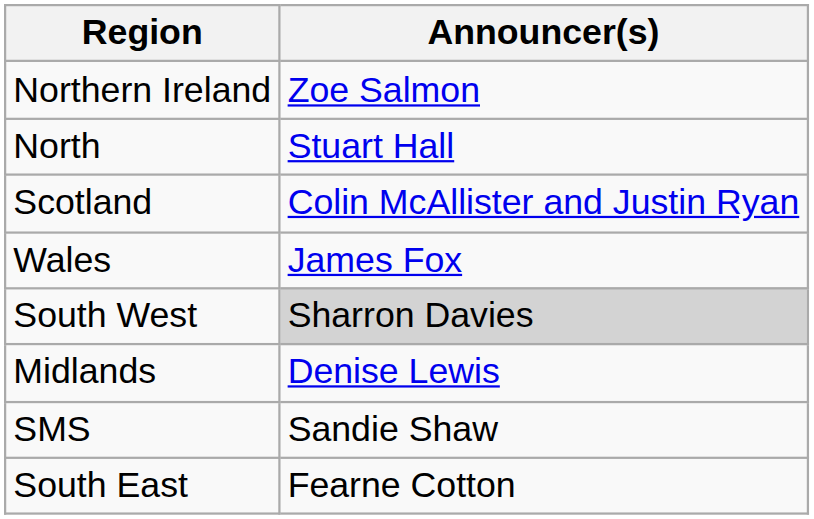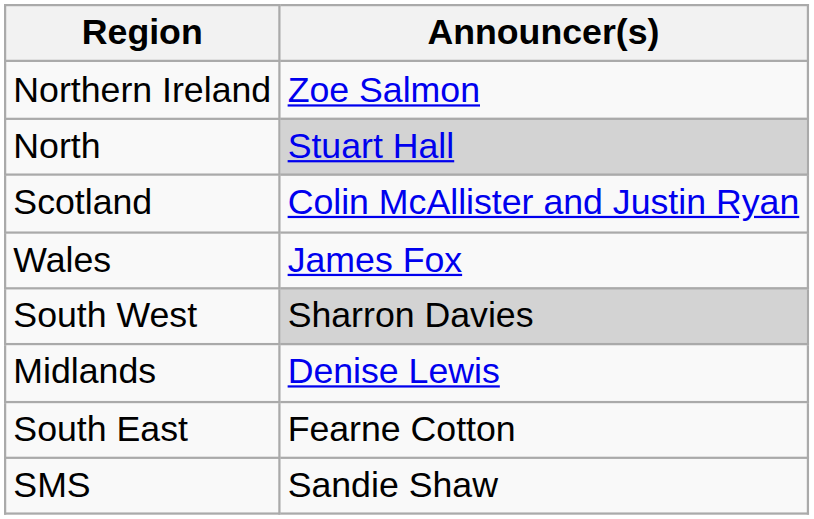(371, 145) no background -> (371, 145) lightgrey background
rows swapped: (101, 485) <-> (52, 428)
